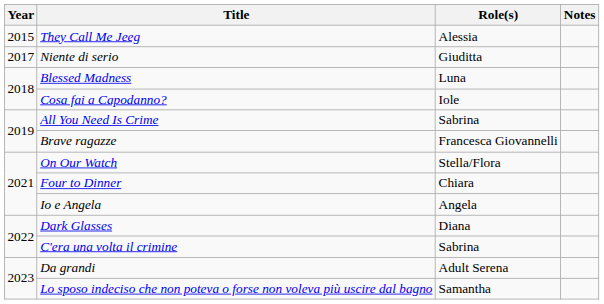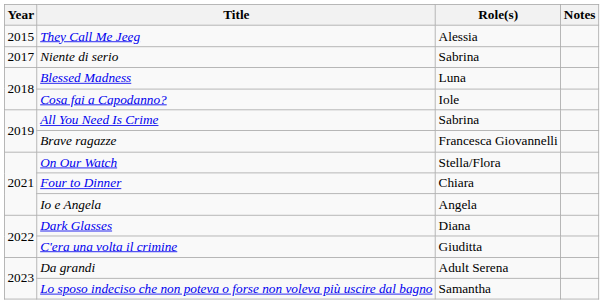(460, 57) Giuditta -> (459, 57) Sabrina
(459, 246) Sabrina -> (460, 246) Giuditta
